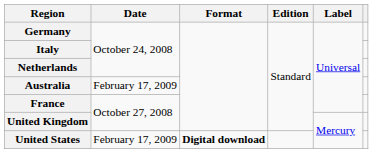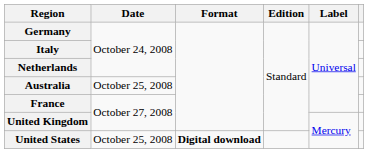(135, 85) February 17, 2009 -> (133, 85) October 25, 2008
(135, 139) February 17, 2009 -> (133, 139) October 25, 2008
